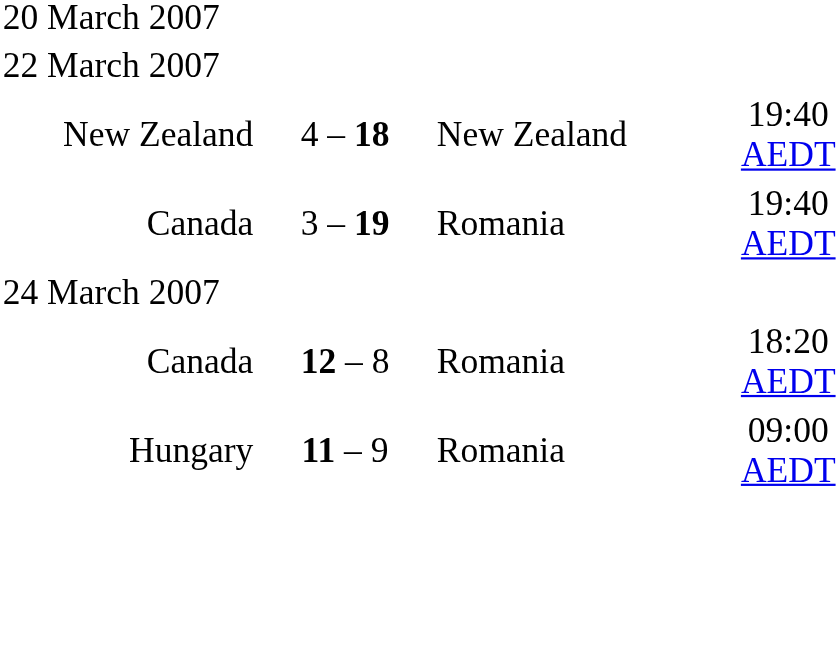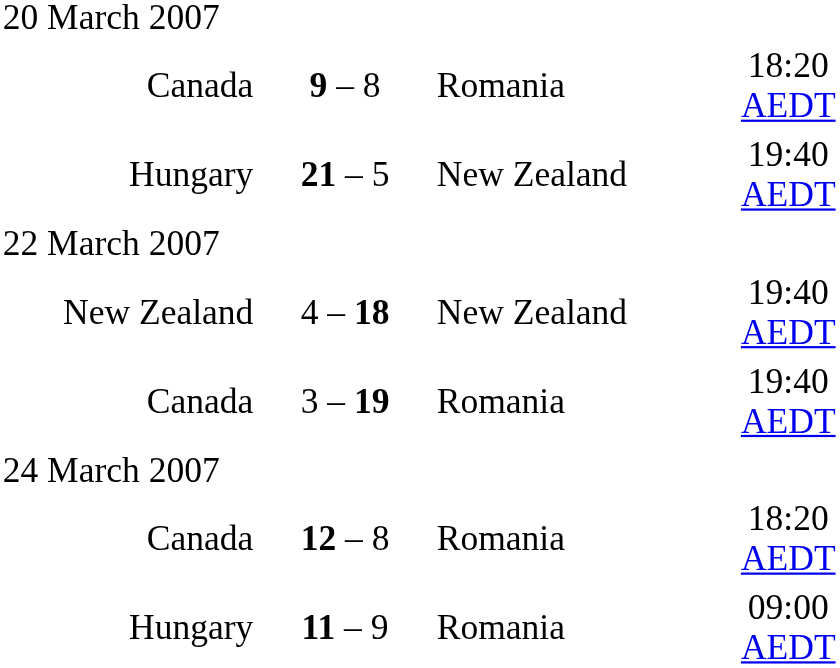+ row: (345, 85)
+ row: (345, 174)
